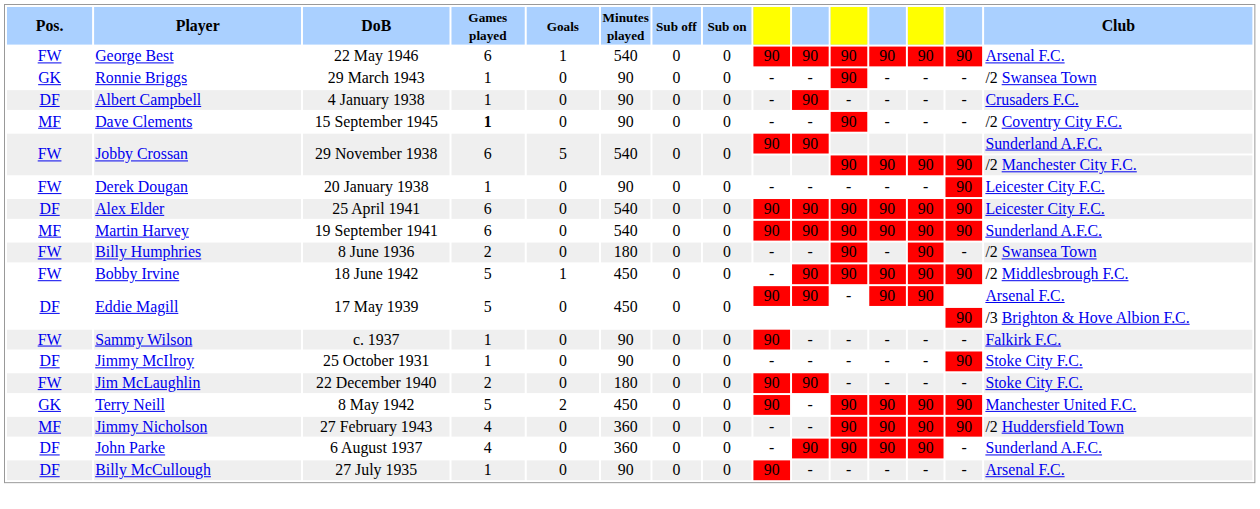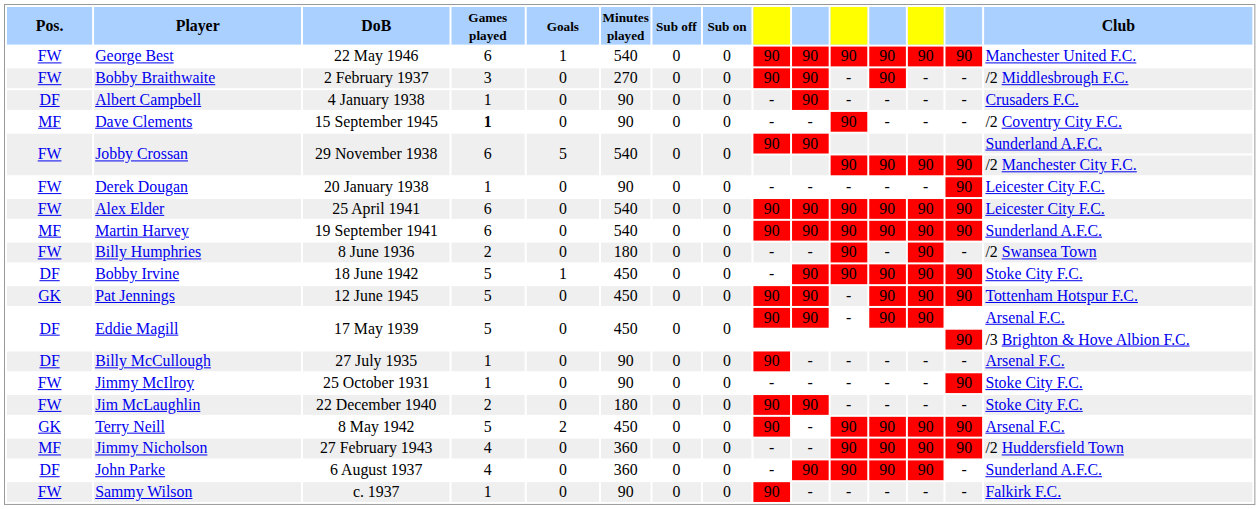(1025, 56) Arsenal F.C. -> (1061, 56) Manchester United F.C.
+ row: (155, 78)
- row: (141, 78)
(50, 208) DF -> (50, 208) FW
(50, 274) FW -> (50, 274) DF
(1057, 274) /2 Middlesbrough F.C. -> (1034, 274) Stoke City F.C.
+ row: (135, 296)
rows swapped: (153, 470) <-> (144, 339)
(50, 361) DF -> (50, 383) FW
(1061, 404) Manchester United F.C. -> (1025, 426) Arsenal F.C.
